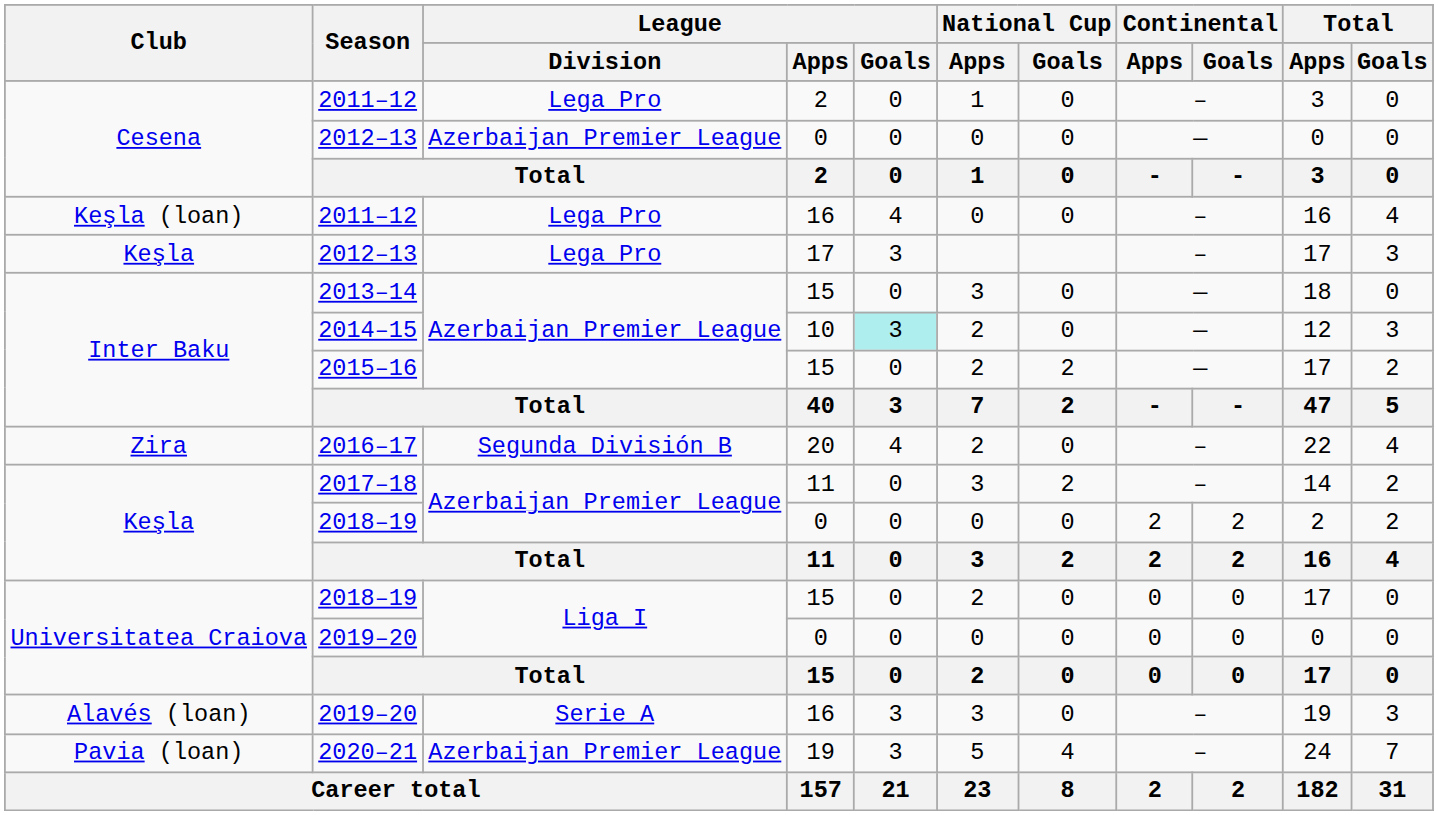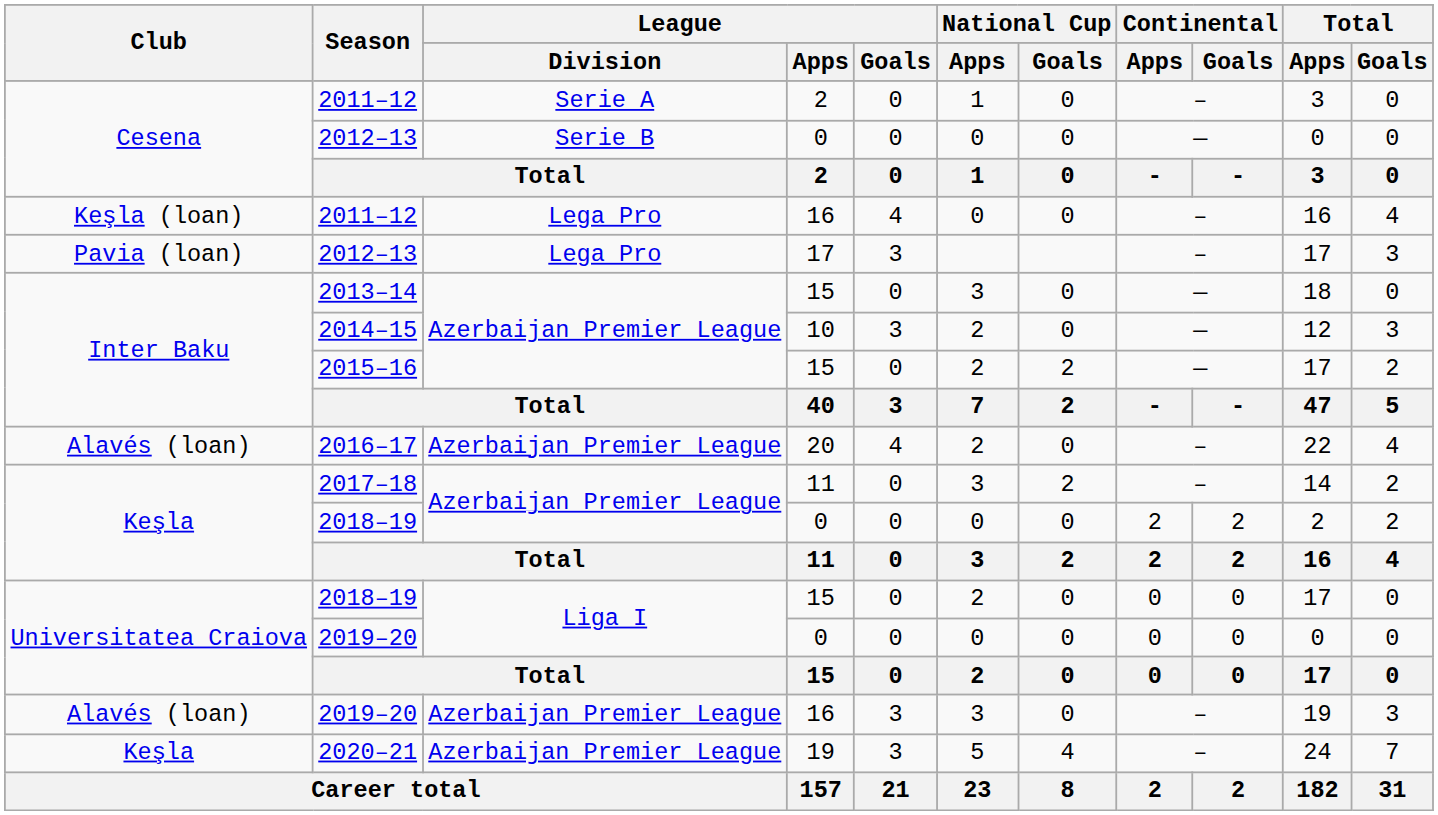(605, 101) Lega Pro -> (605, 101) Serie A
(605, 139) Azerbaijan Premier League -> (605, 139) Serie B
(159, 254) Keşla -> (159, 254) Pavia (loan)
(896, 331) paleturquoise background -> (896, 331) no background
(159, 446) Zira -> (159, 446) Alavés (loan)
(605, 446) Segunda División B -> (605, 446) Azerbaijan Premier League
(605, 714) Serie A -> (605, 714) Azerbaijan Premier League
(159, 753) Pavia (loan) -> (159, 753) Keşla
